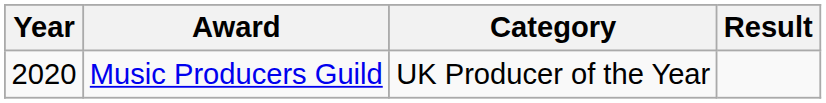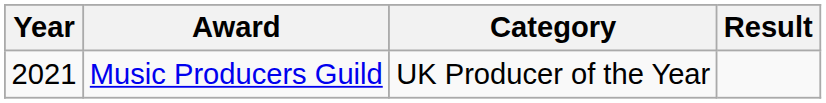(44, 73) 2020 -> (44, 73) 2021
